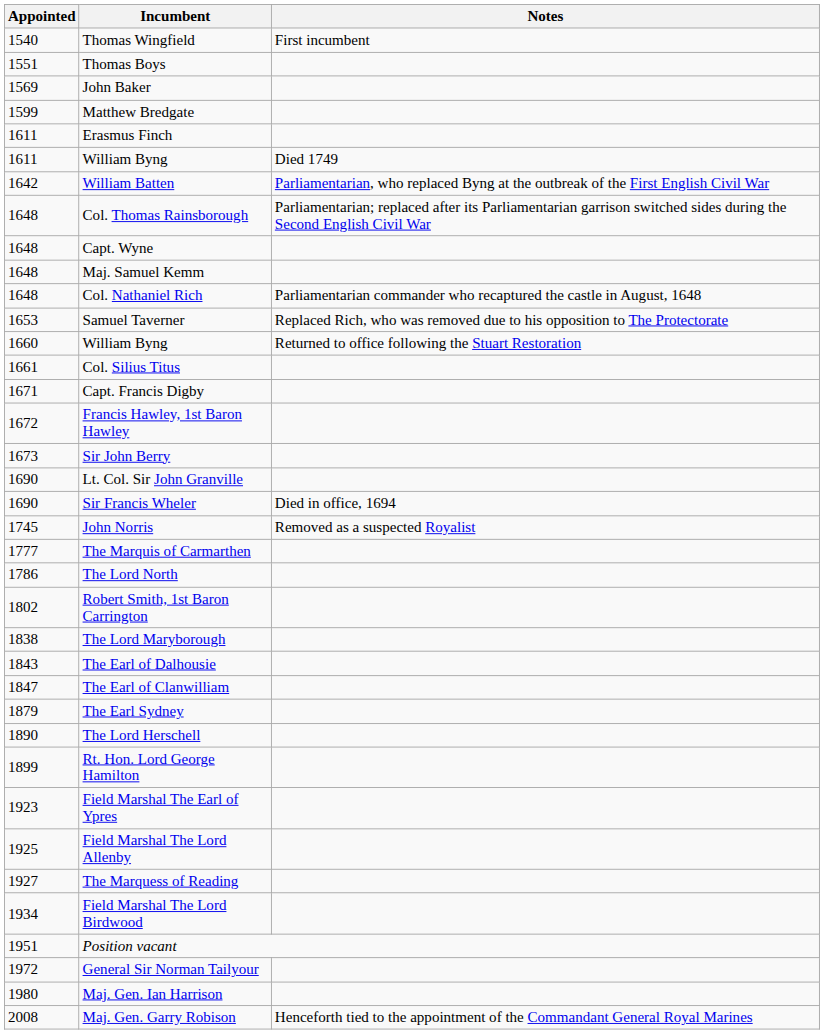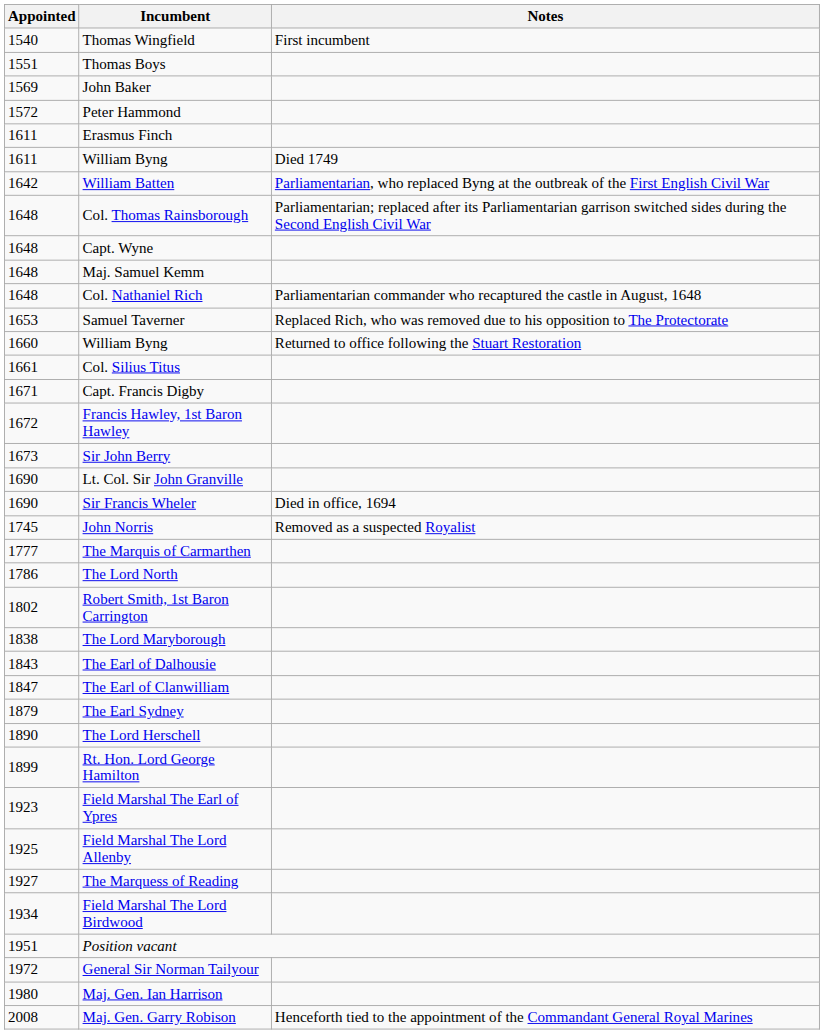+ row: (23, 111)
- row: (23, 111)
